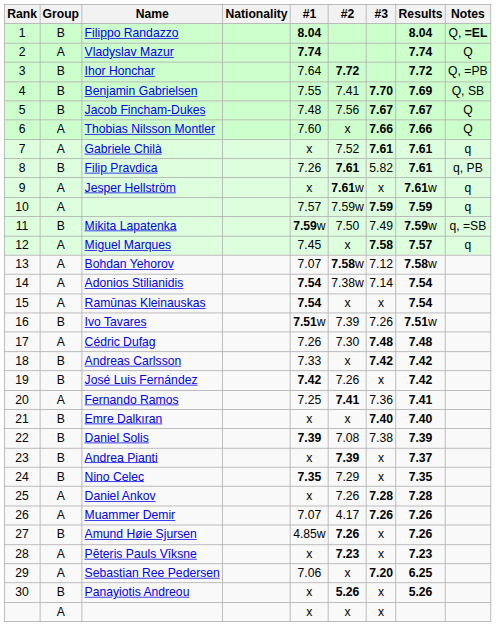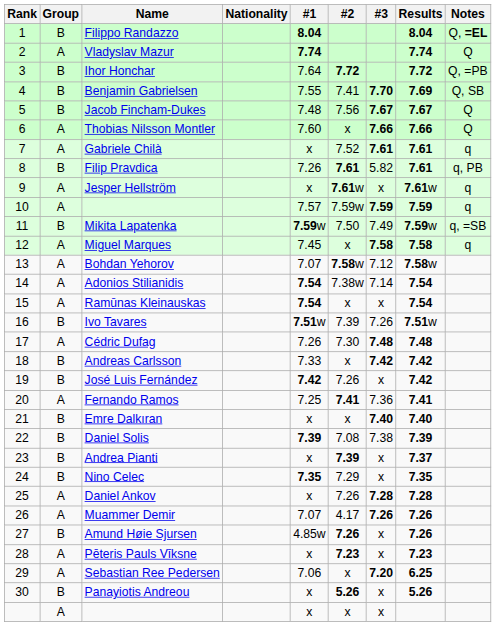(421, 245) 7.57 -> (421, 245) 7.58
